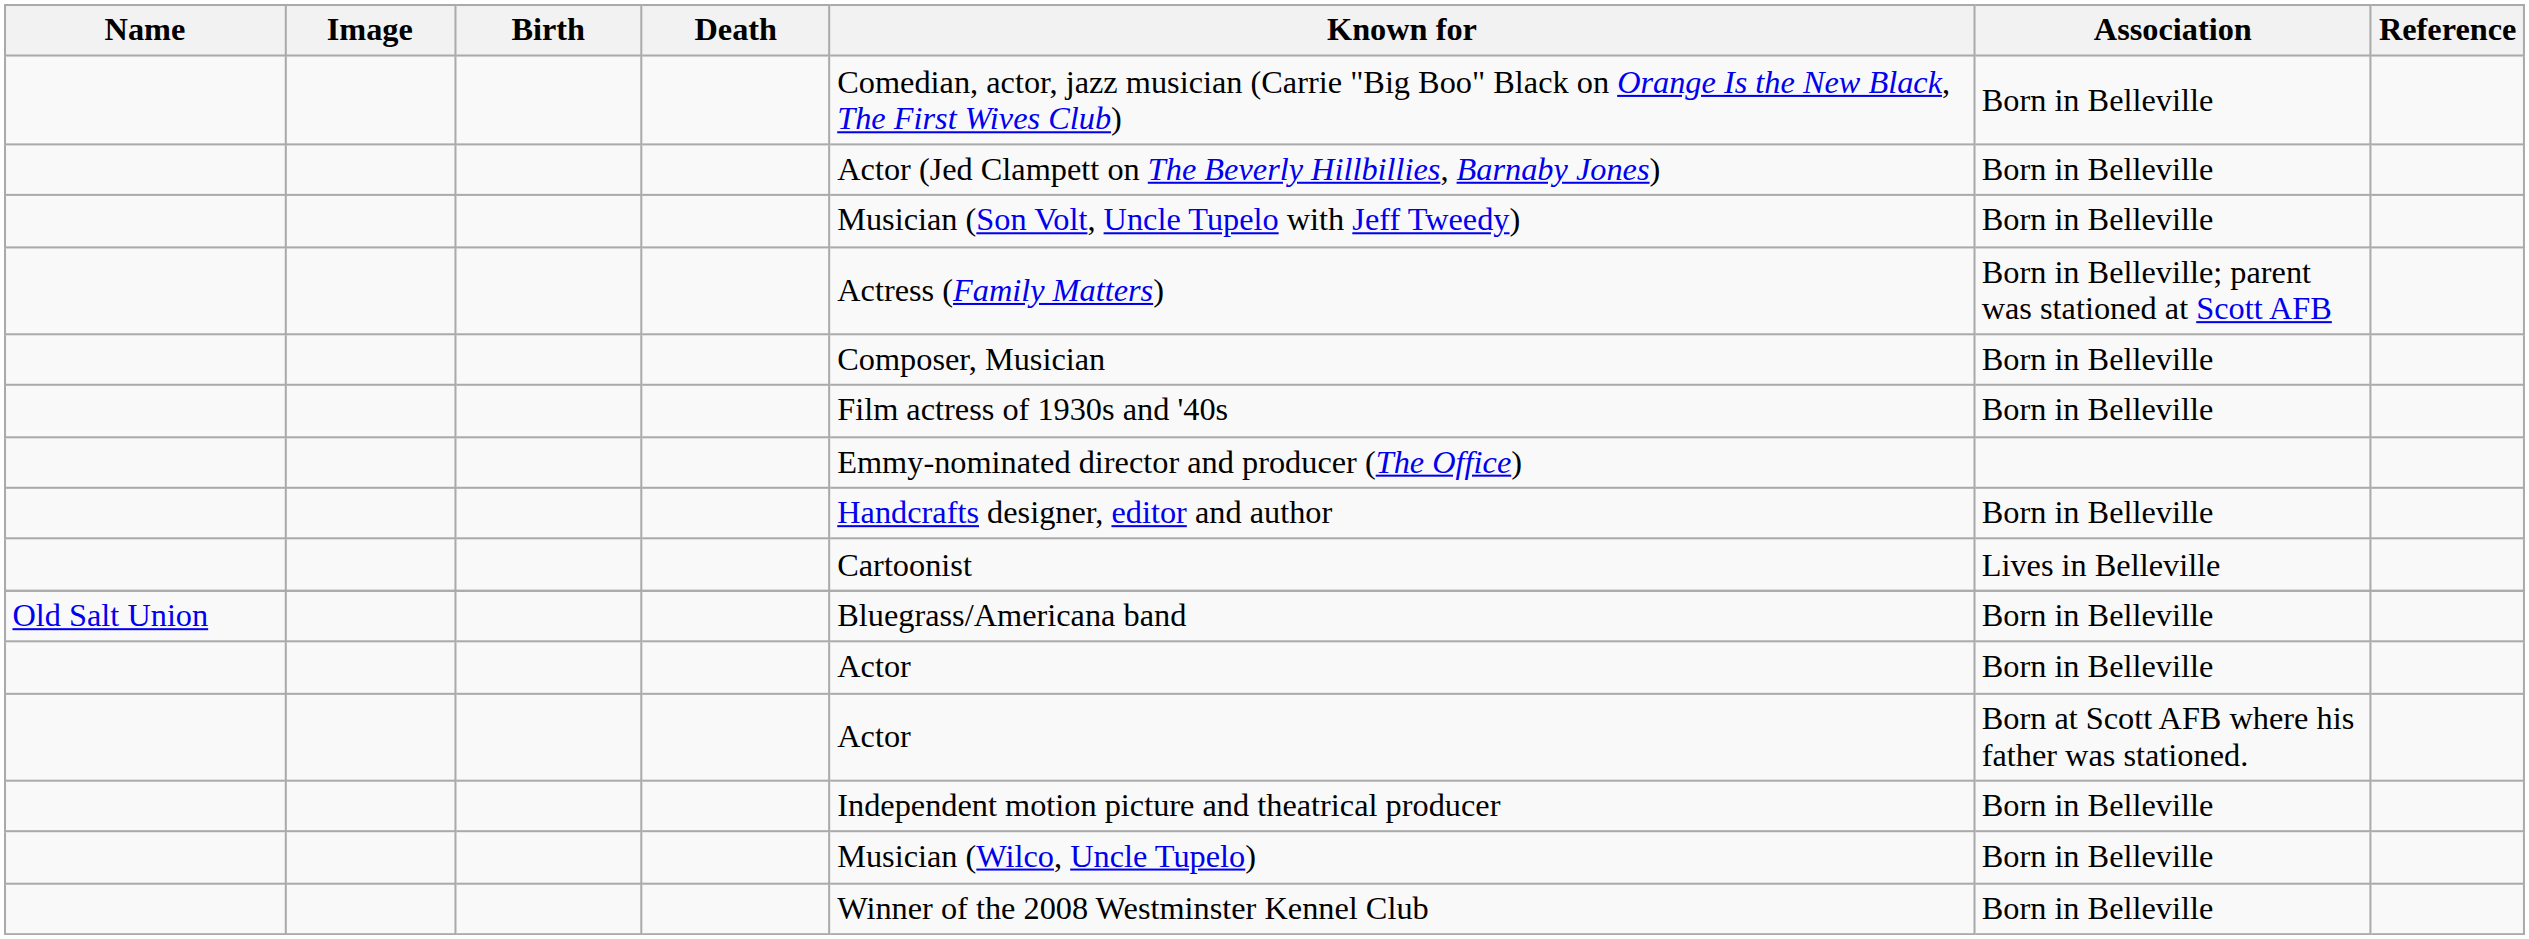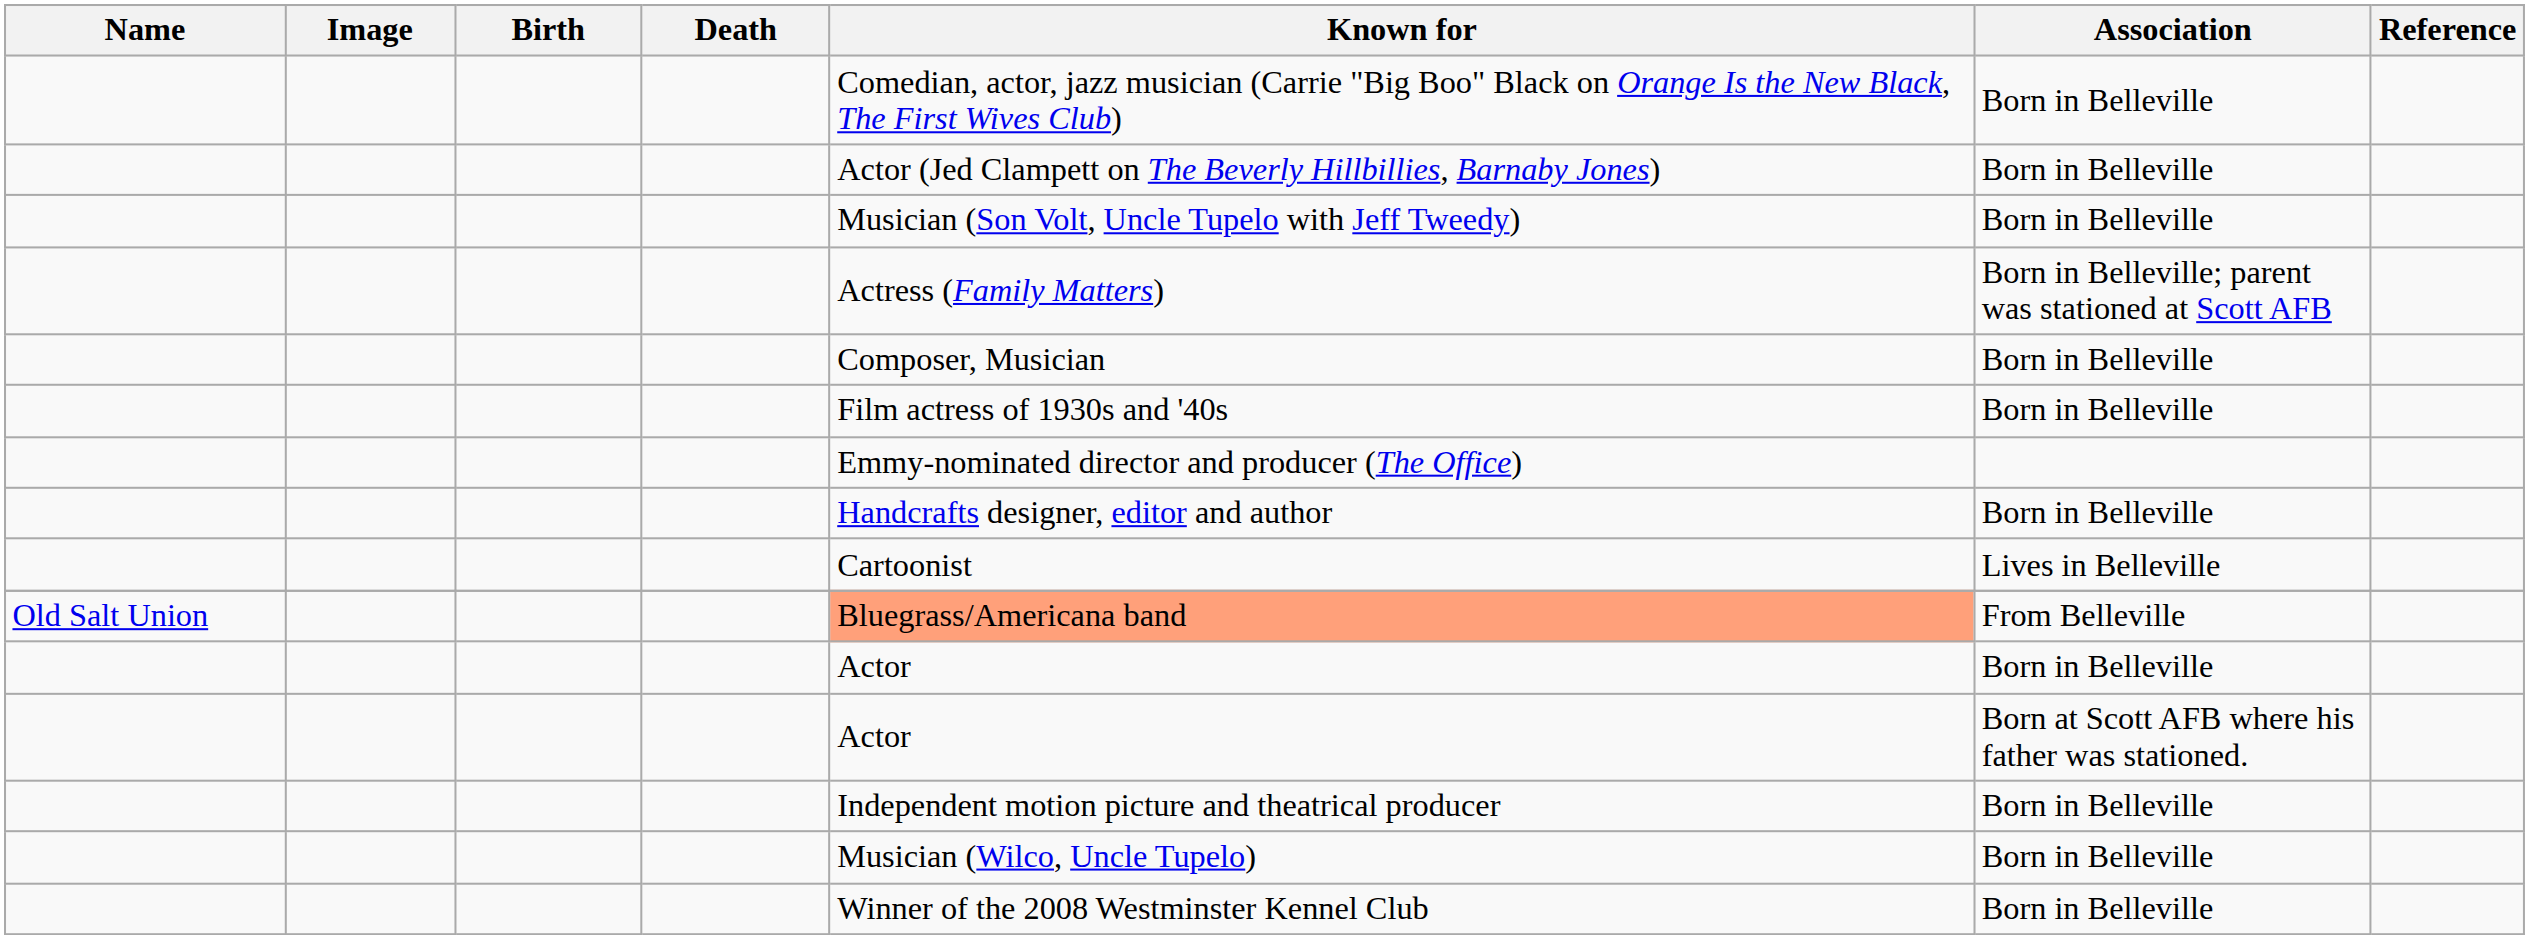(1012, 615) no background -> (1012, 615) lightsalmon background
(2097, 615) Born in Belleville -> (2084, 615) From Belleville
